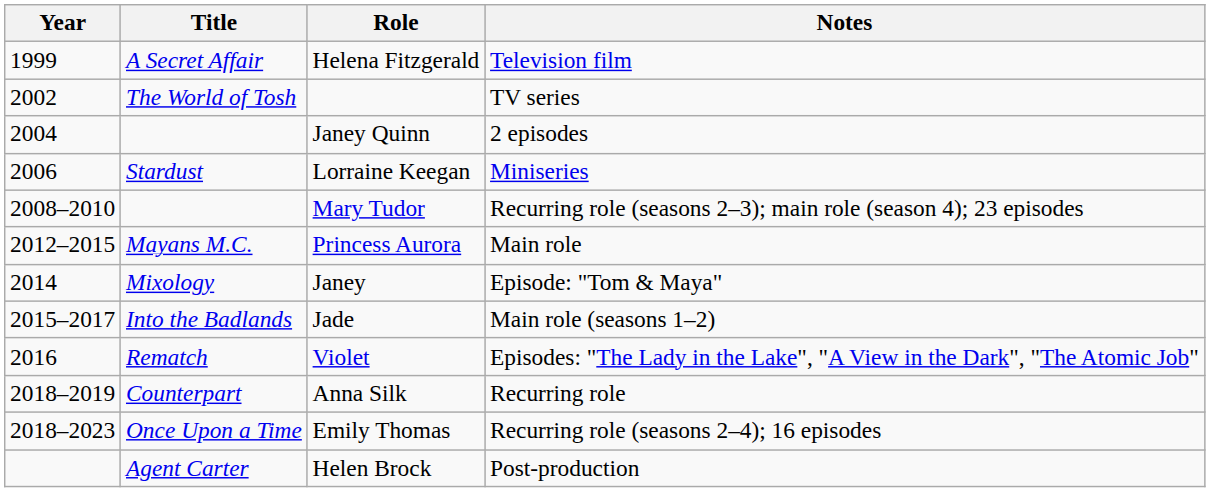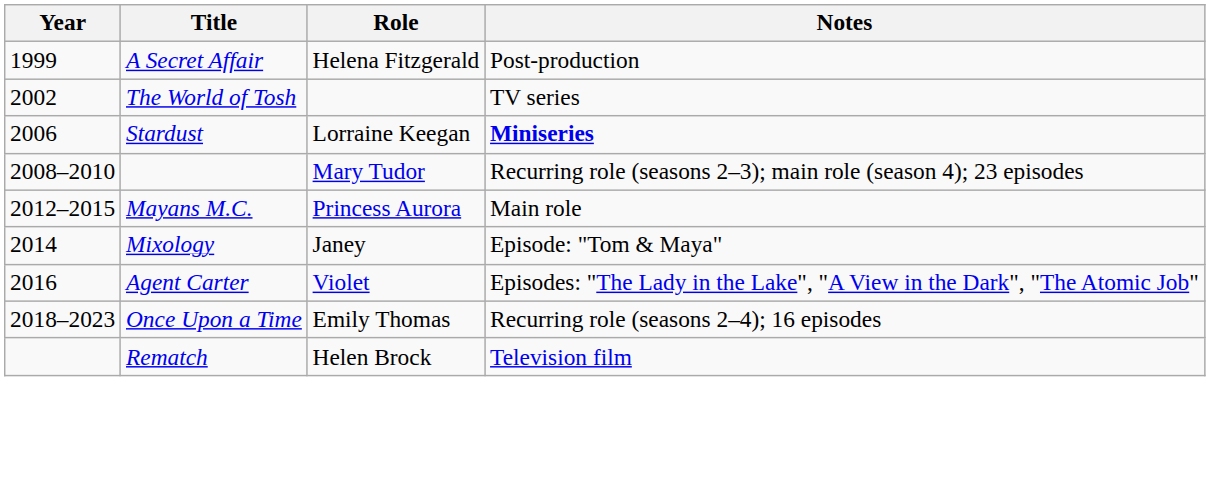(561, 60) Television film -> (565, 60) Post-production
- row: (371, 134)
(539, 171) normal -> (542, 134) bold
- row: (333, 319)
(167, 356) Rematch -> (187, 282) Agent Carter
- row: (360, 393)
(187, 467) Agent Carter -> (167, 356) Rematch
(565, 467) Post-production -> (561, 356) Television film
